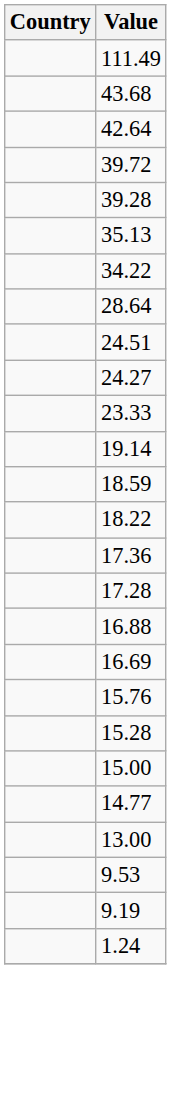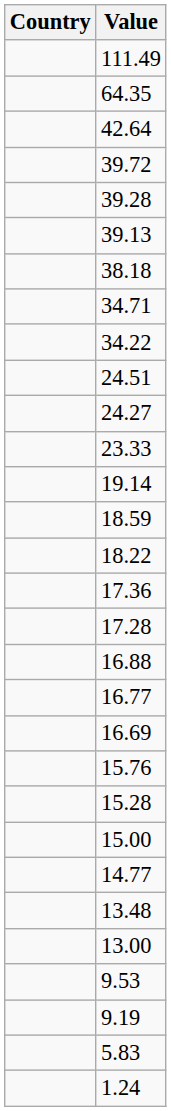+ row: (126, 93)
- row: (126, 93)
+ row: (126, 235)
+ row: (126, 270)
- row: (126, 235)
+ row: (126, 306)
- row: (126, 306)
+ row: (126, 697)
+ row: (126, 910)
+ row: (121, 1052)
